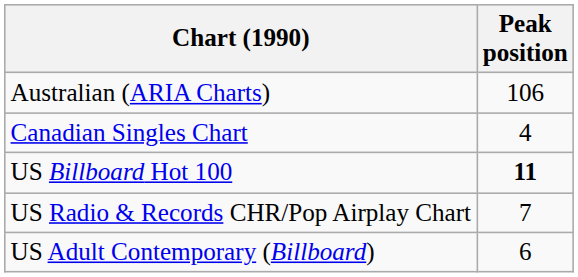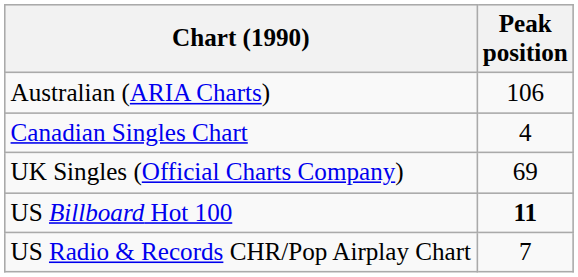+ row: (207, 172)
- row: (193, 251)
